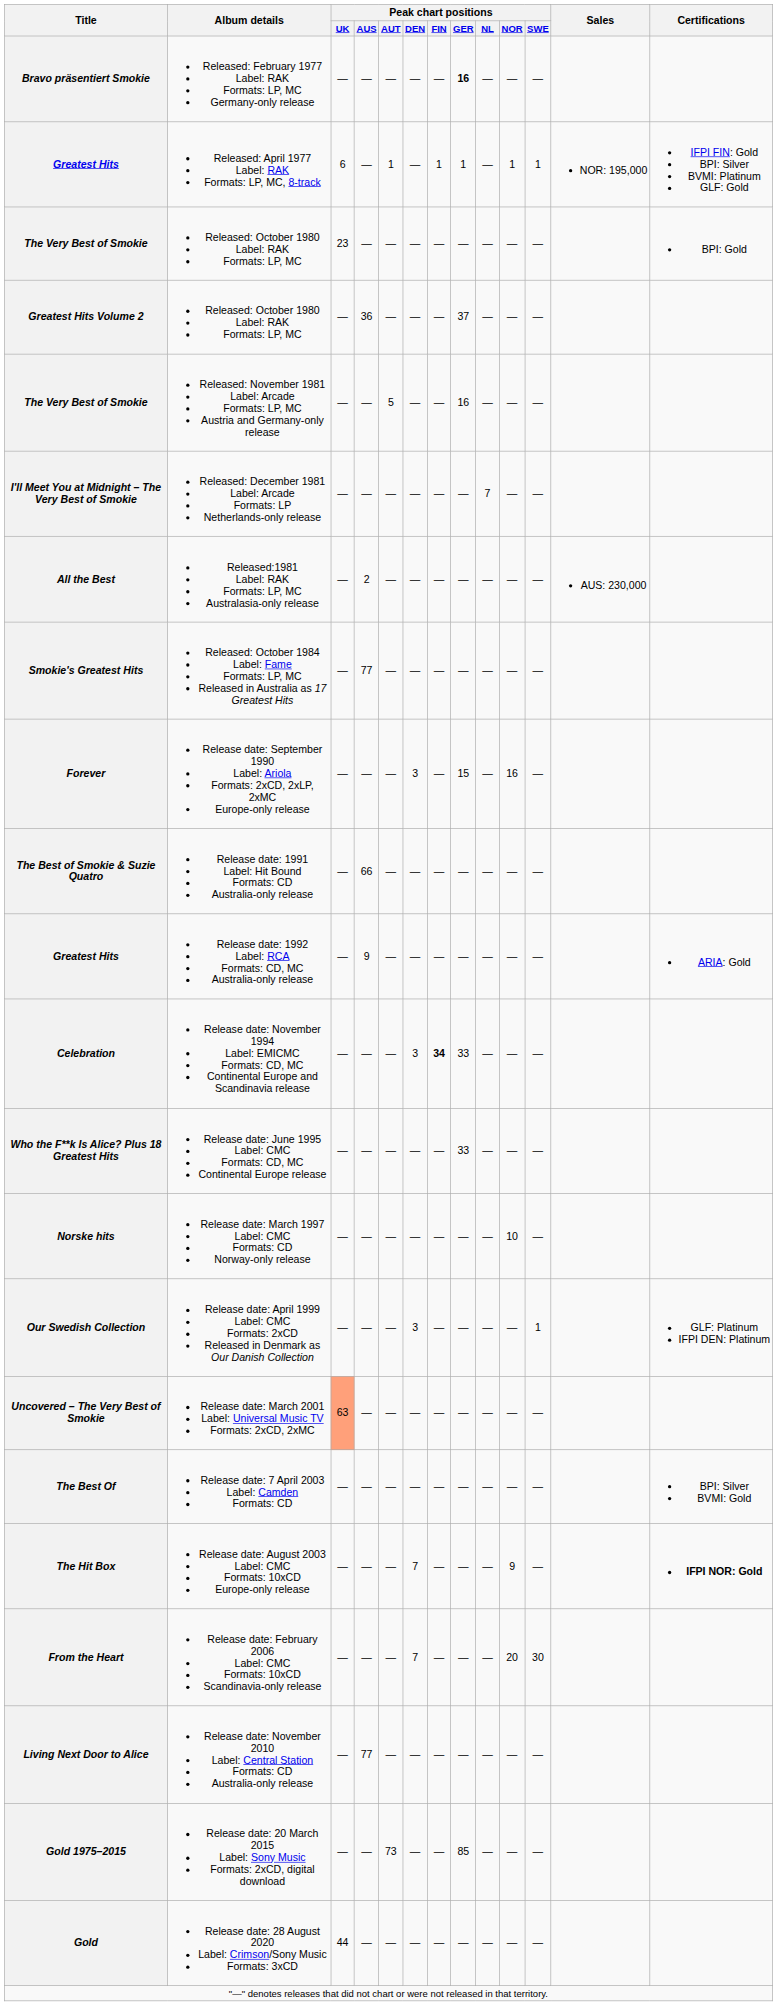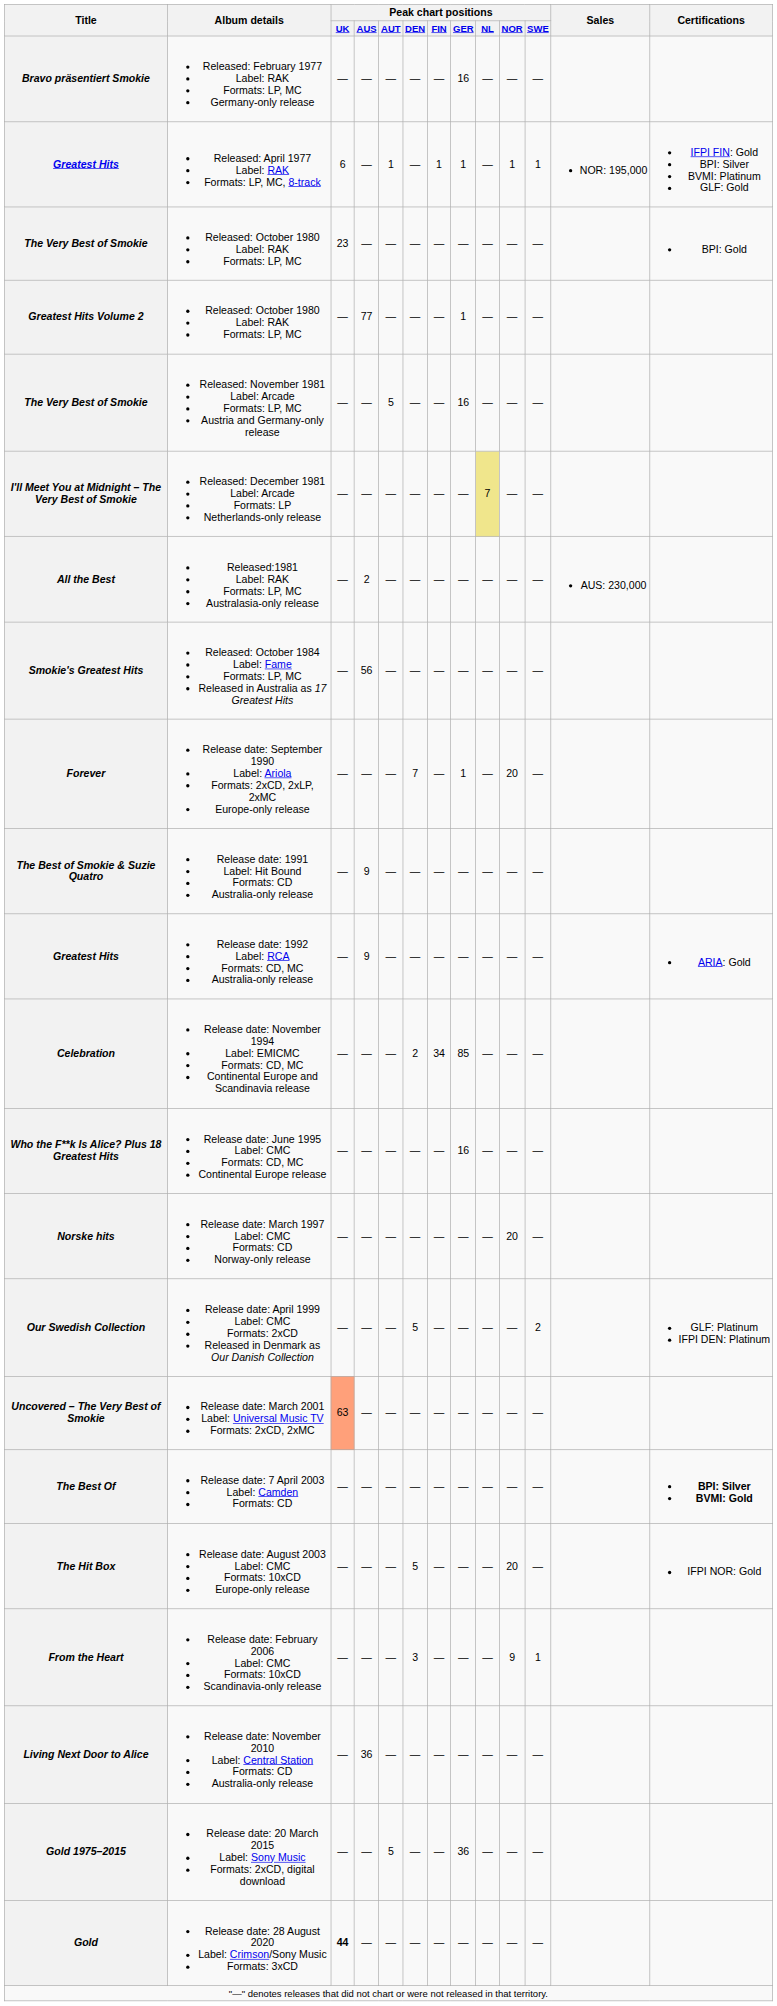(463, 78) bold -> (463, 78) normal
(367, 317) 36 -> (367, 317) 77
(463, 317) 37 -> (463, 317) 1
(488, 494) no background -> (488, 494) khaki background
(367, 670) 77 -> (367, 670) 56
(415, 773) 3 -> (415, 773) 7
(463, 773) 15 -> (463, 773) 1
(512, 773) 16 -> (512, 773) 20
(367, 871) 66 -> (367, 871) 9
(415, 1053) 3 -> (415, 1053) 2
(439, 1053) bold -> (439, 1053) normal
(463, 1053) 33 -> (463, 1053) 85
(463, 1151) 33 -> (463, 1151) 16
(512, 1236) 10 -> (512, 1236) 20
(415, 1327) 3 -> (415, 1327) 5
(538, 1327) 1 -> (538, 1327) 2
(711, 1493) normal -> (711, 1493) bold
(415, 1566) 7 -> (415, 1566) 5
(512, 1566) 9 -> (512, 1566) 20
(711, 1572) bold -> (711, 1572) normal
(415, 1657) 7 -> (415, 1657) 3
(512, 1657) 20 -> (512, 1657) 9
(538, 1657) 30 -> (538, 1657) 1
(367, 1754) 77 -> (367, 1754) 36
(391, 1852) 73 -> (391, 1852) 5
(463, 1852) 85 -> (463, 1852) 36
(343, 1943) normal -> (343, 1943) bold
